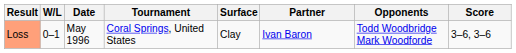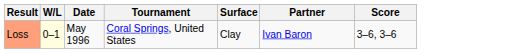- column: (401, 12)
(51, 34) no background -> (51, 34) lightyellow background
